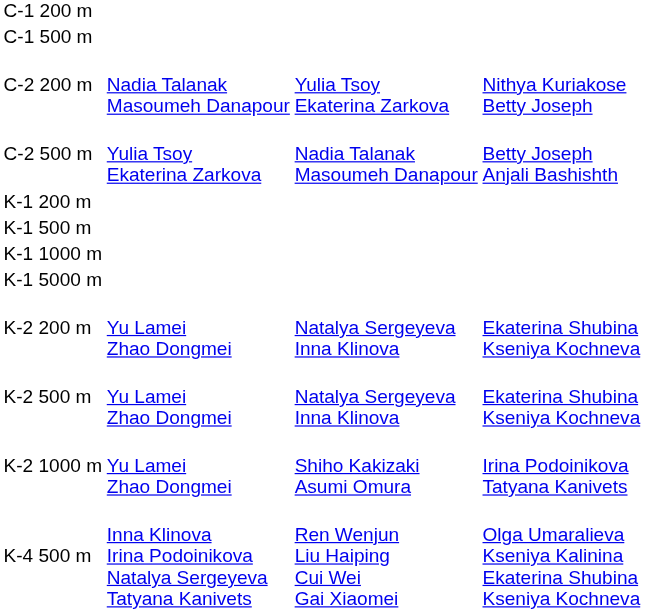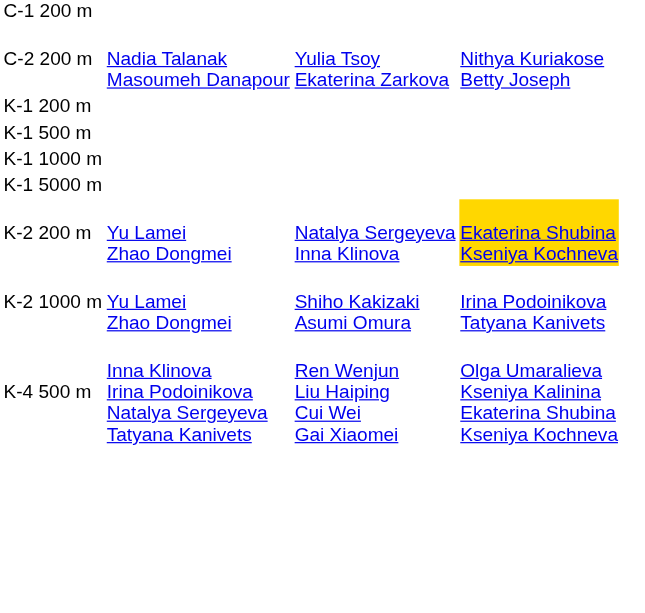- row: (48, 37)
- row: (48, 153)
(561, 338) no background -> (539, 243) gold background
- row: (47, 396)
